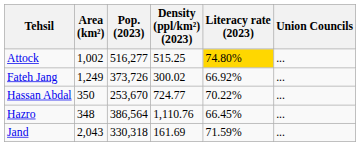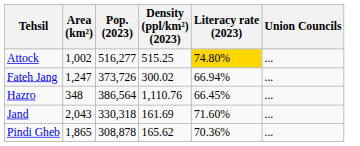(90, 77) 1,249 -> (78, 77) 1,247
(224, 77) 66.92% -> (212, 77) 66.94%
- row: (39, 95)
(224, 132) 71.59% -> (212, 114) 71.60%
+ row: (34, 132)
